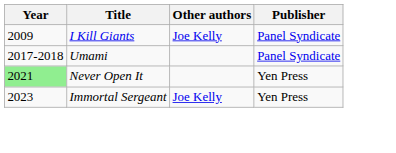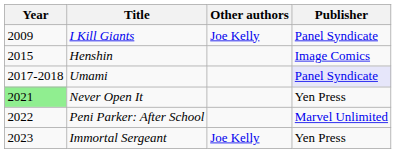+ row: (91, 55)
(299, 55) no background -> (336, 76) lavender background
+ row: (137, 117)
